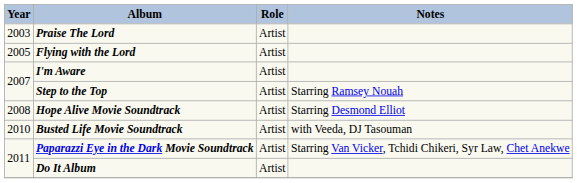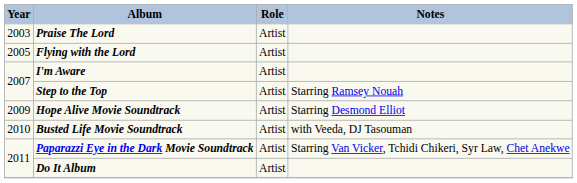(19, 110) 2008 -> (19, 110) 2009
